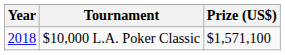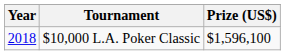(239, 38) $1,571,100 -> (239, 38) $1,596,100
